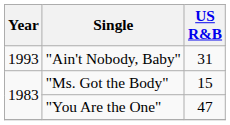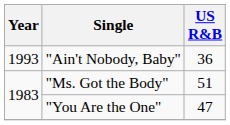(205, 58) 31 -> (205, 58) 36
(205, 82) 15 -> (205, 82) 51
